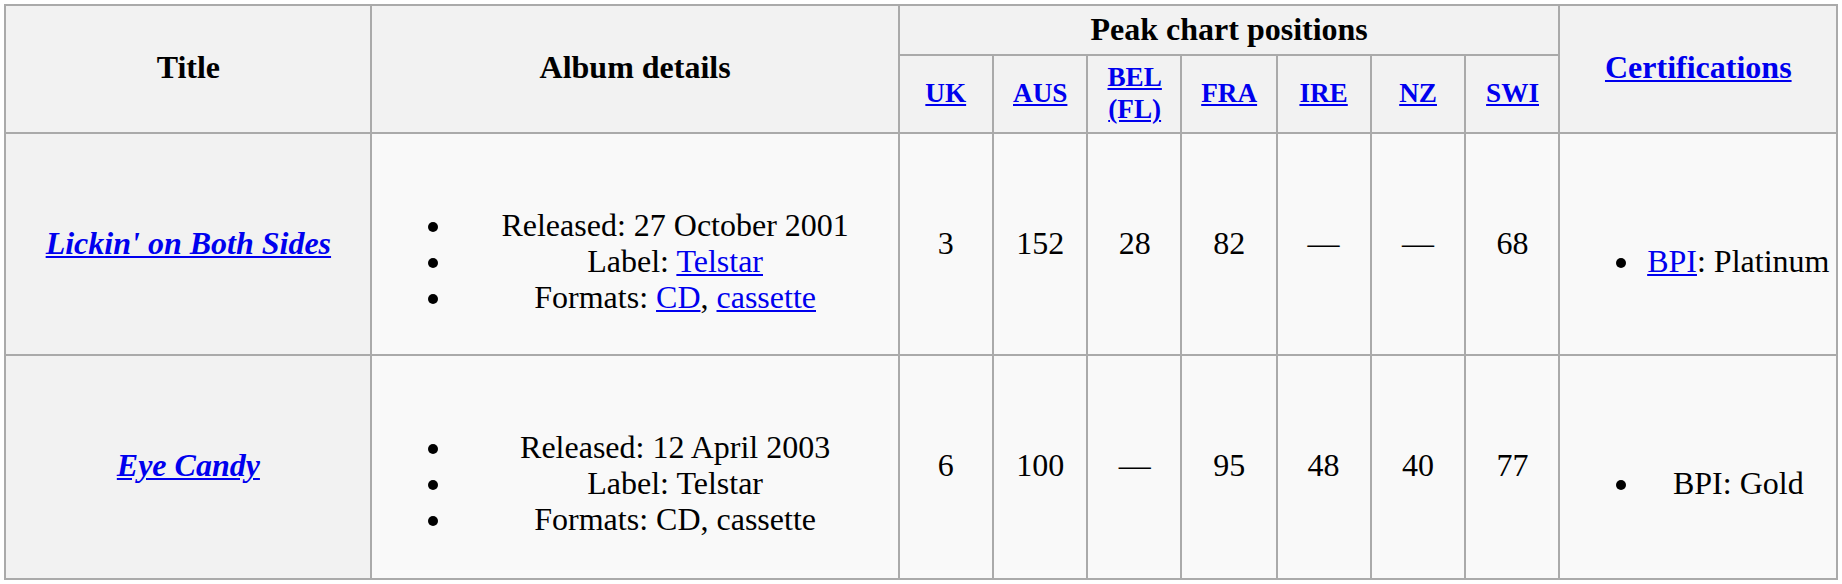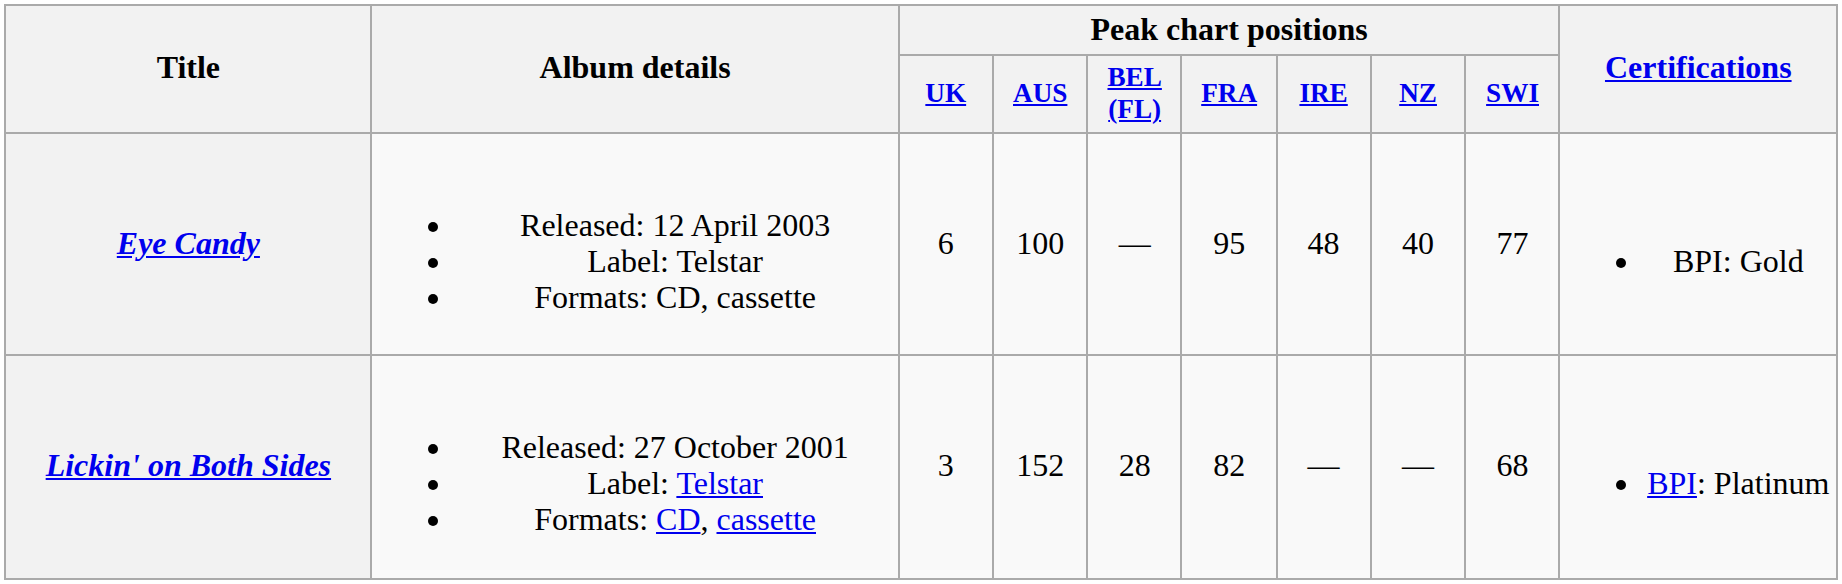rows swapped: (188, 243) <-> (188, 466)
